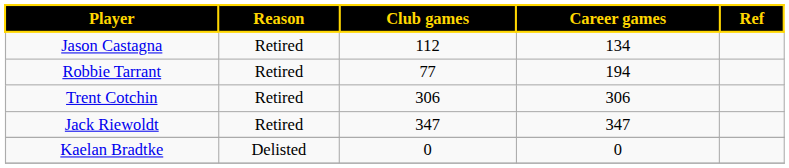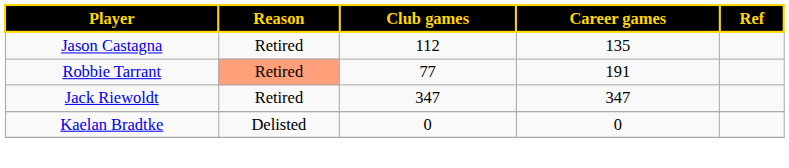(618, 45) 134 -> (618, 45) 135
(279, 71) no background -> (279, 71) lightsalmon background
(618, 71) 194 -> (618, 71) 191
- row: (112, 98)
